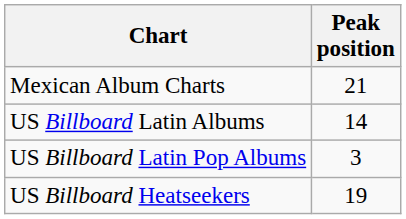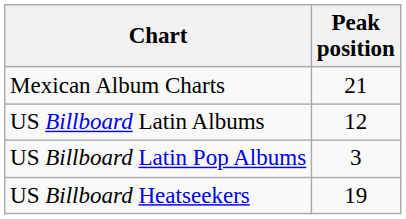(356, 121) 14 -> (356, 121) 12
